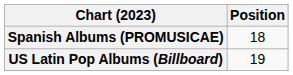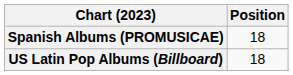(258, 59) 19 -> (258, 59) 18
